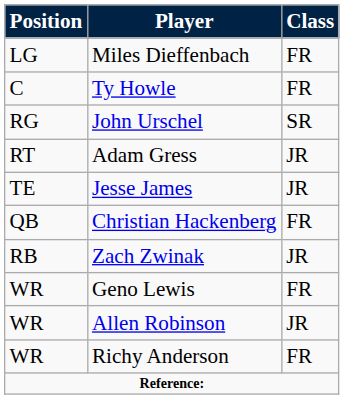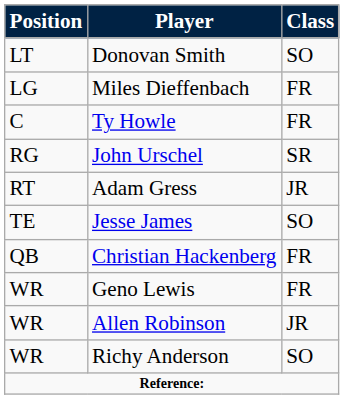+ row: (159, 54)
(297, 188) JR -> (300, 222) SO
- row: (148, 255)
(299, 356) FR -> (300, 356) SO
